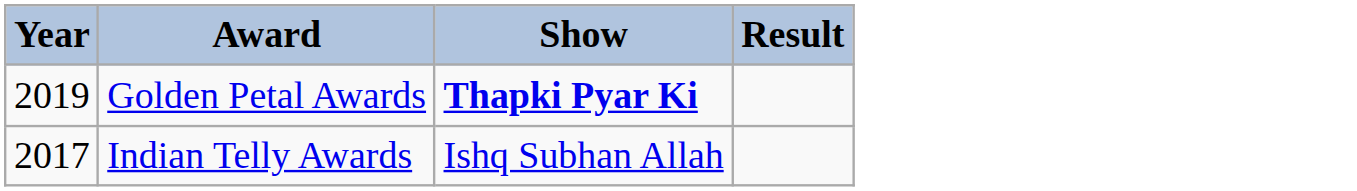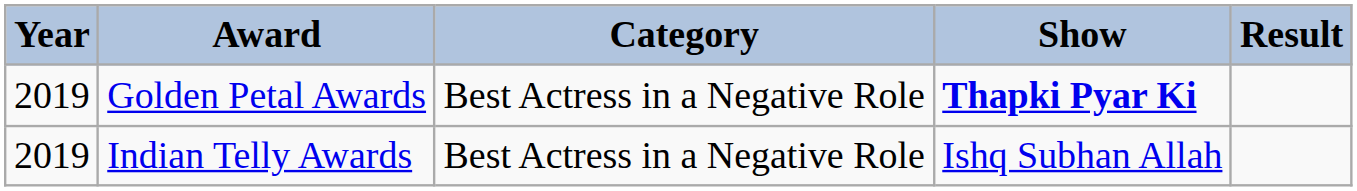+ column: (684, 34)
(52, 154) 2017 -> (52, 154) 2019
